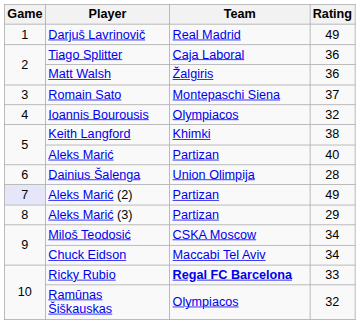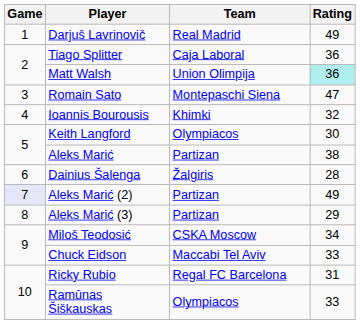(193, 74) Žalgiris -> (214, 74) Union Olimpija
(332, 74) no background -> (332, 74) paleturquoise background
(332, 94) 37 -> (332, 94) 47
(206, 114) Olympiacos -> (192, 114) Khimki
(192, 134) Khimki -> (206, 134) Olympiacos
(332, 134) 38 -> (332, 134) 30
(332, 154) 40 -> (332, 154) 38
(214, 174) Union Olimpija -> (193, 174) Žalgiris
(332, 255) 34 -> (332, 255) 33
(232, 275) bold -> (230, 275) normal
(332, 275) 33 -> (332, 275) 31
(332, 302) 32 -> (332, 302) 33
